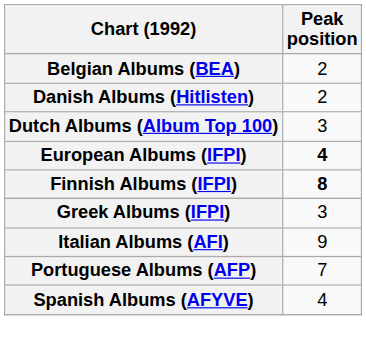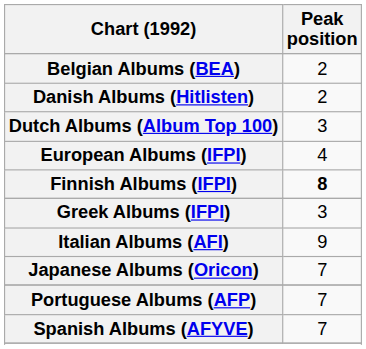(322, 155) bold -> (322, 155) normal
+ row: (144, 270)
(322, 299) 4 -> (322, 328) 7
